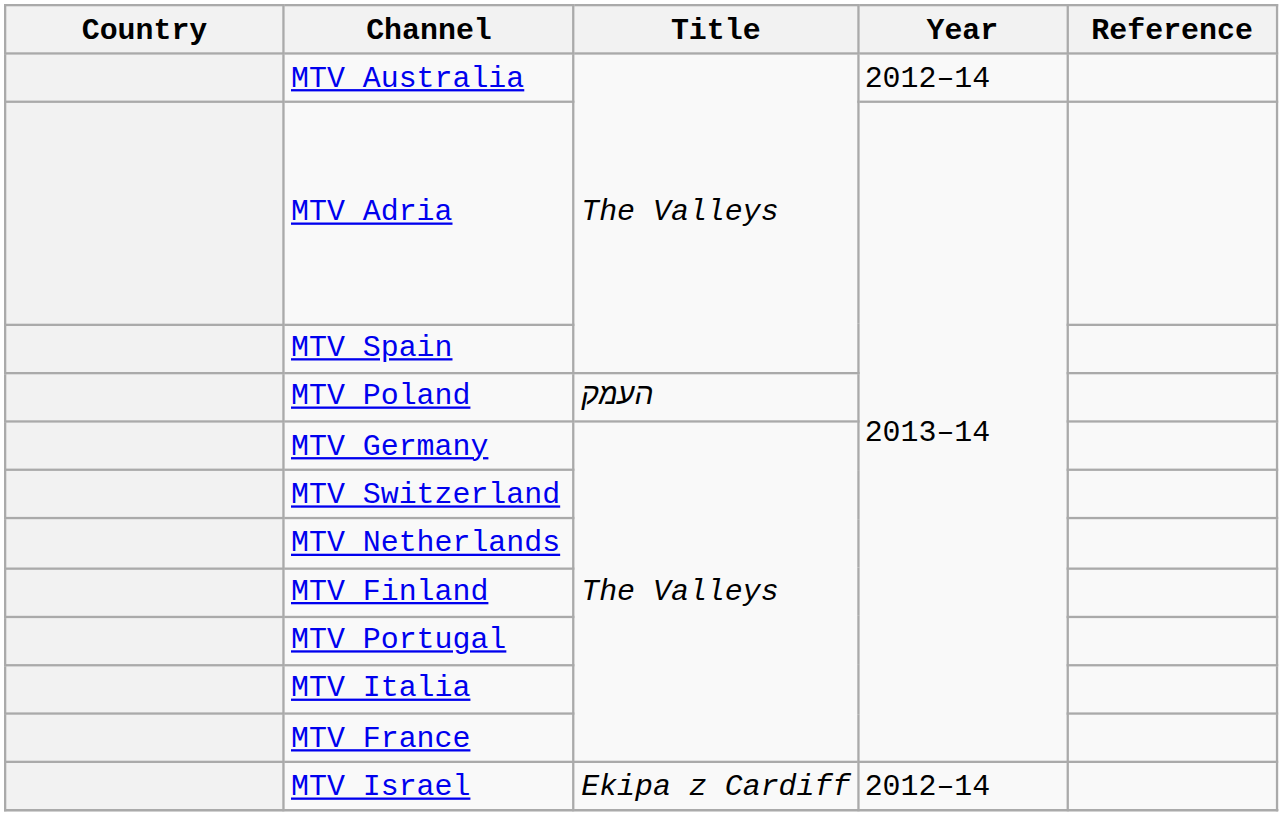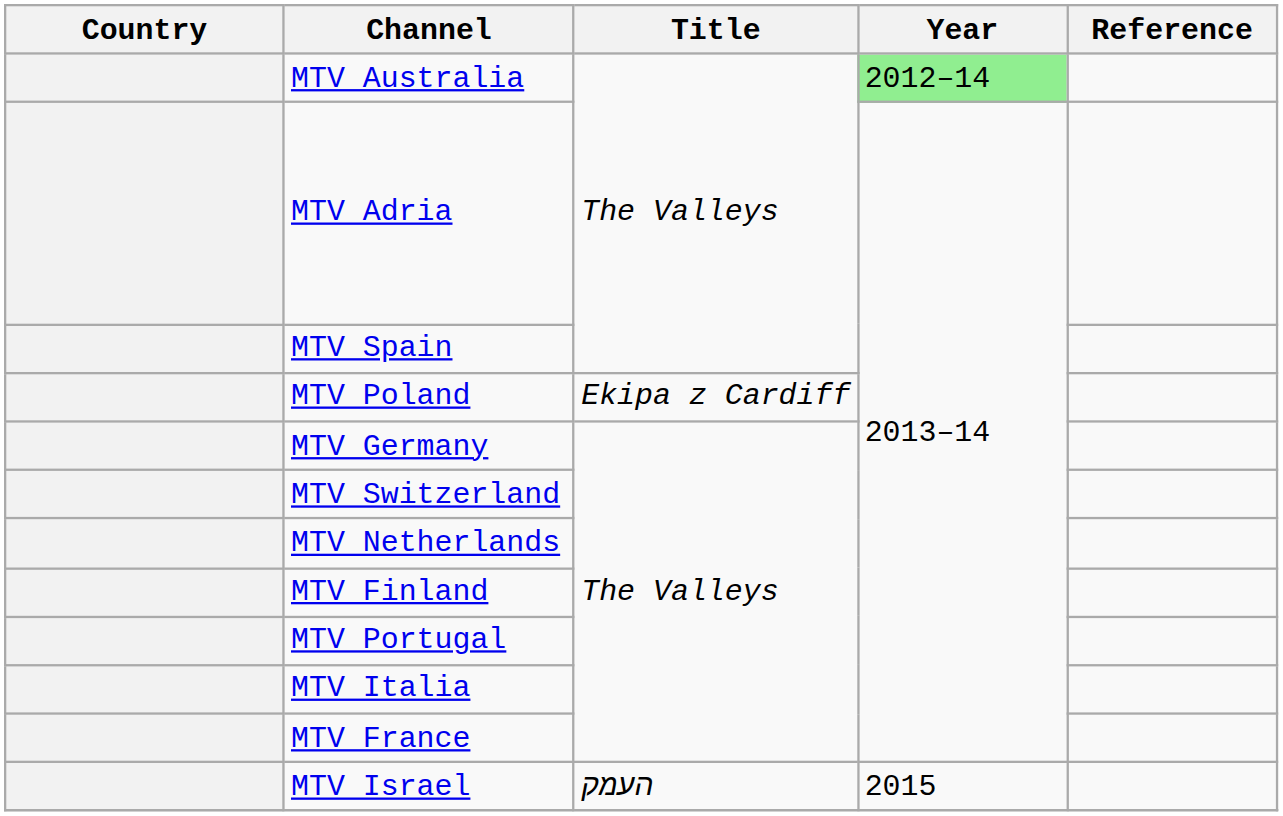(927, 78) no background -> (927, 78) lightgreen background
(617, 397) העמק -> (716, 397) Ekipa z Cardiff
(716, 787) Ekipa z Cardiff -> (617, 787) העמק
(927, 787) 2012–14 -> (901, 787) 2015
